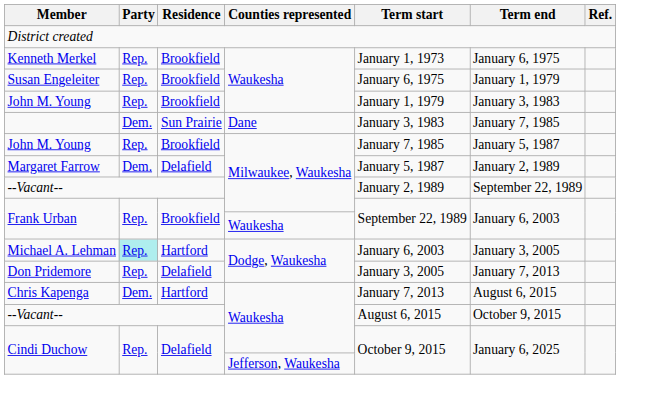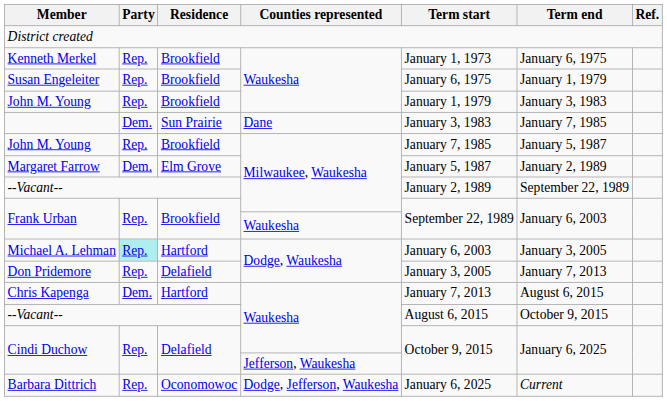(186, 166) Delafield -> (191, 166) Elm Grove
+ row: (52, 385)
